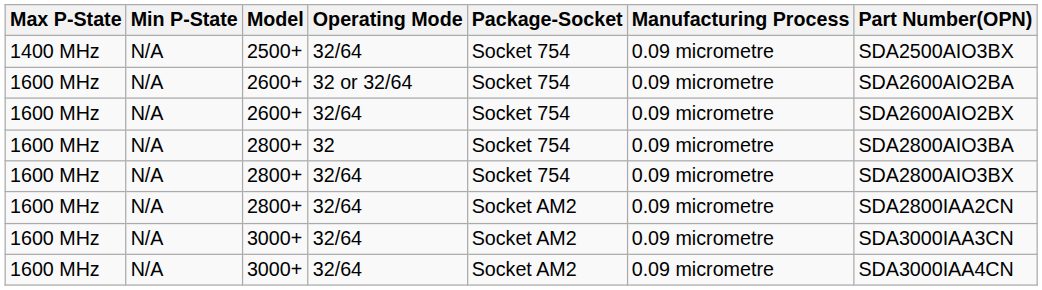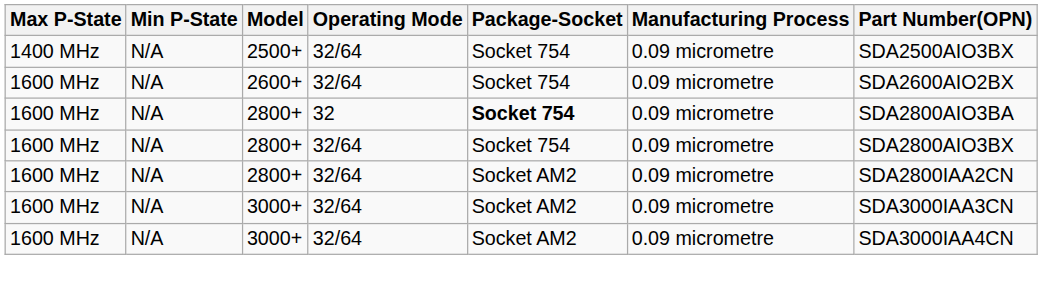- row: (275, 82)
(521, 144) normal -> (523, 113) bold
